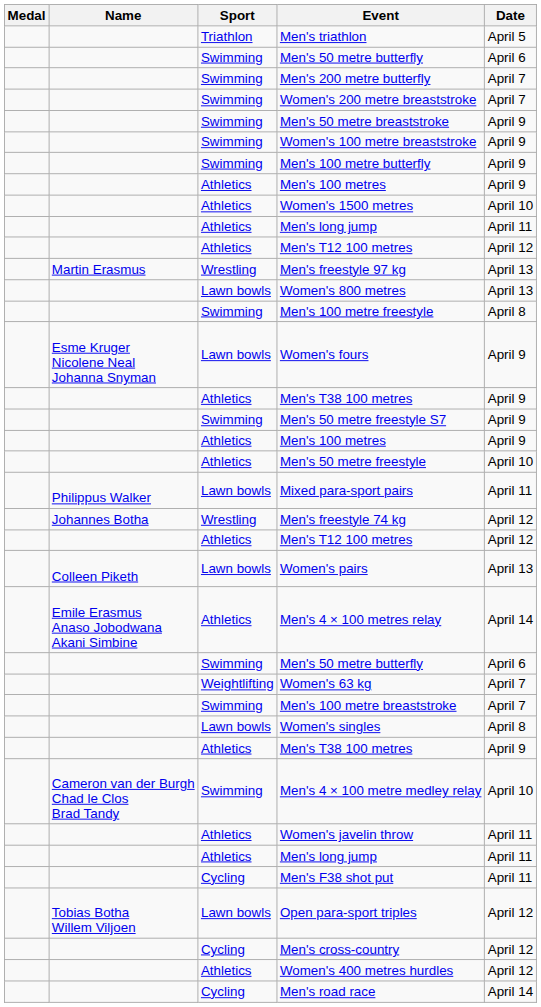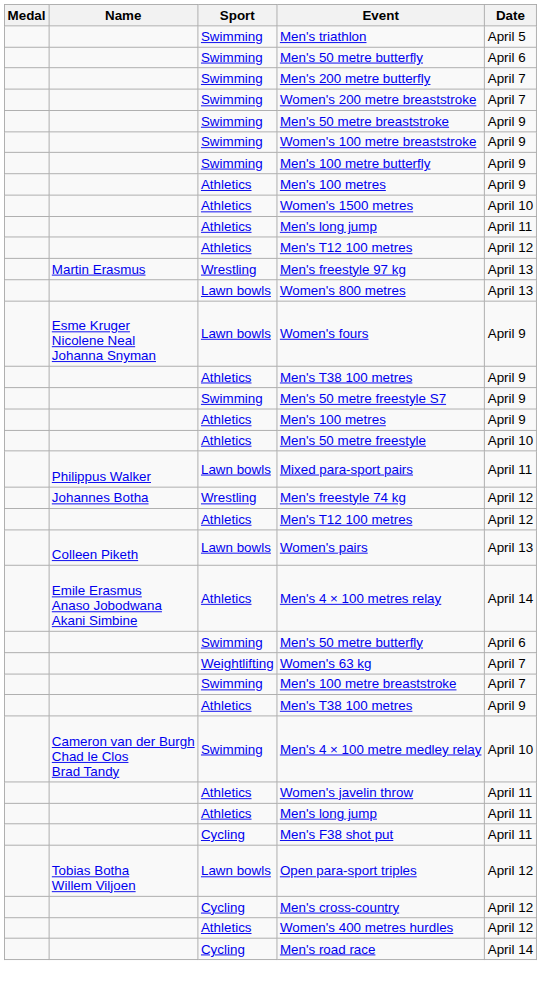(227, 37) Triathlon -> (232, 37) Swimming
- row: (123, 312)
- row: (123, 727)
